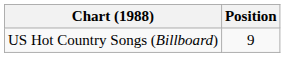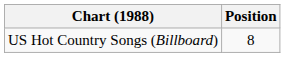(251, 40) 9 -> (251, 40) 8
